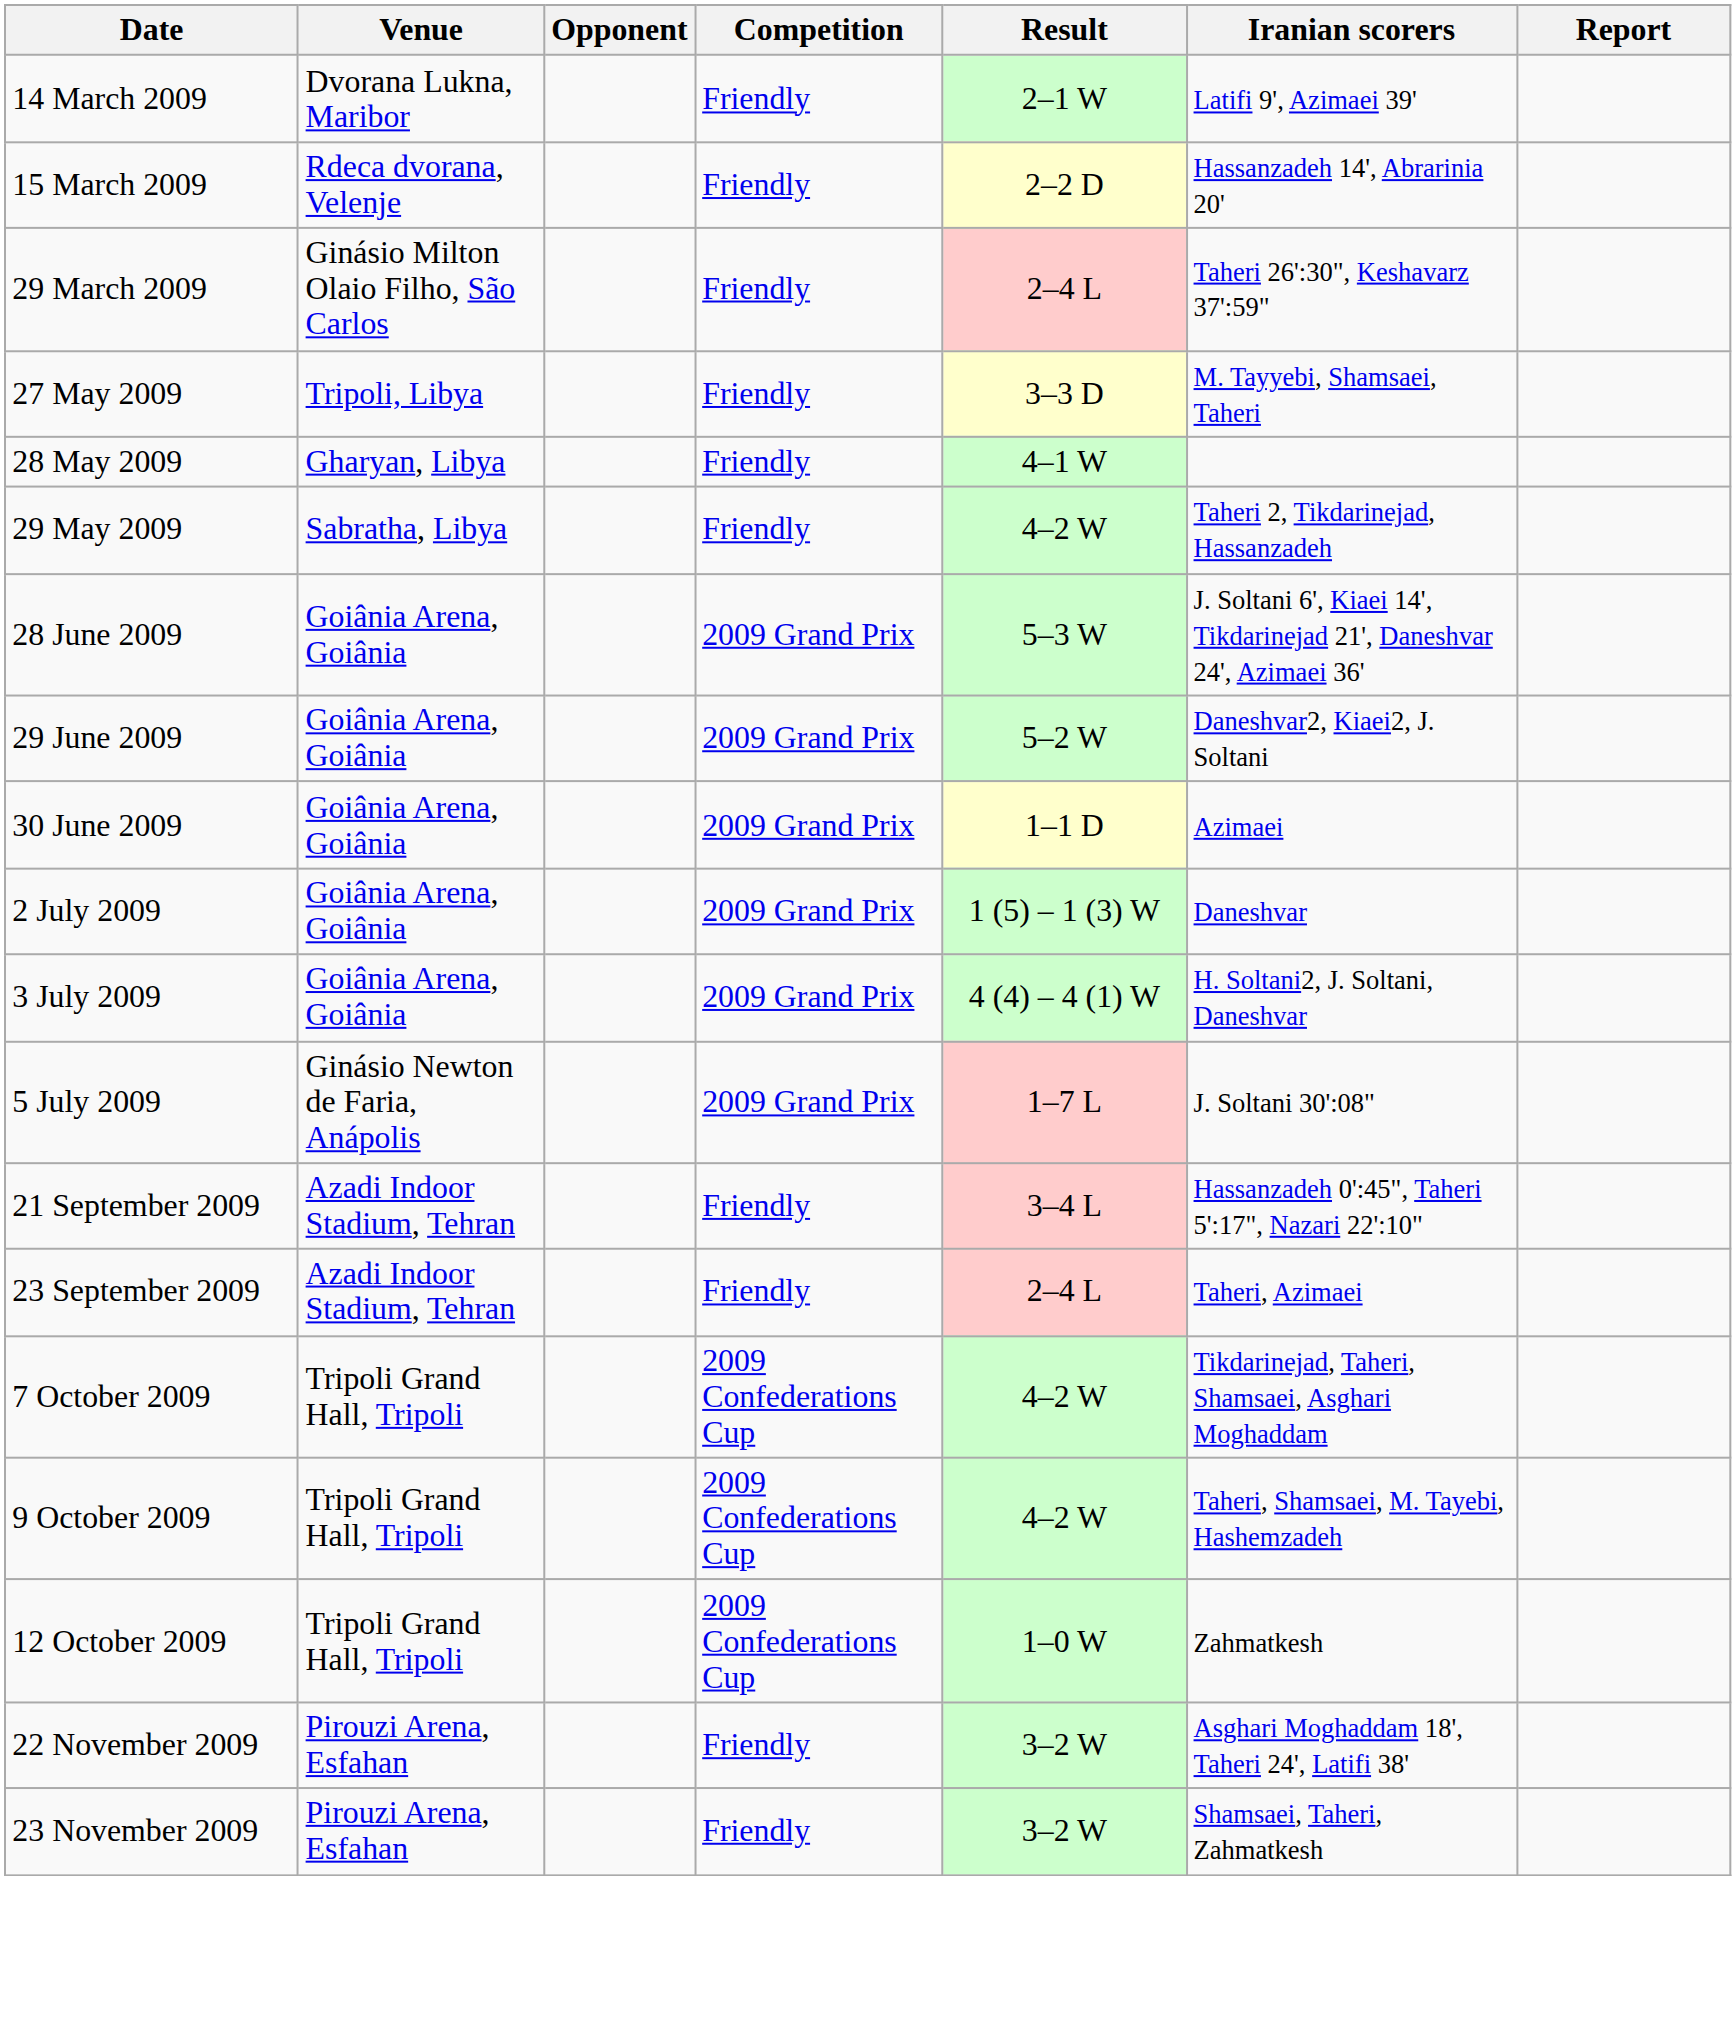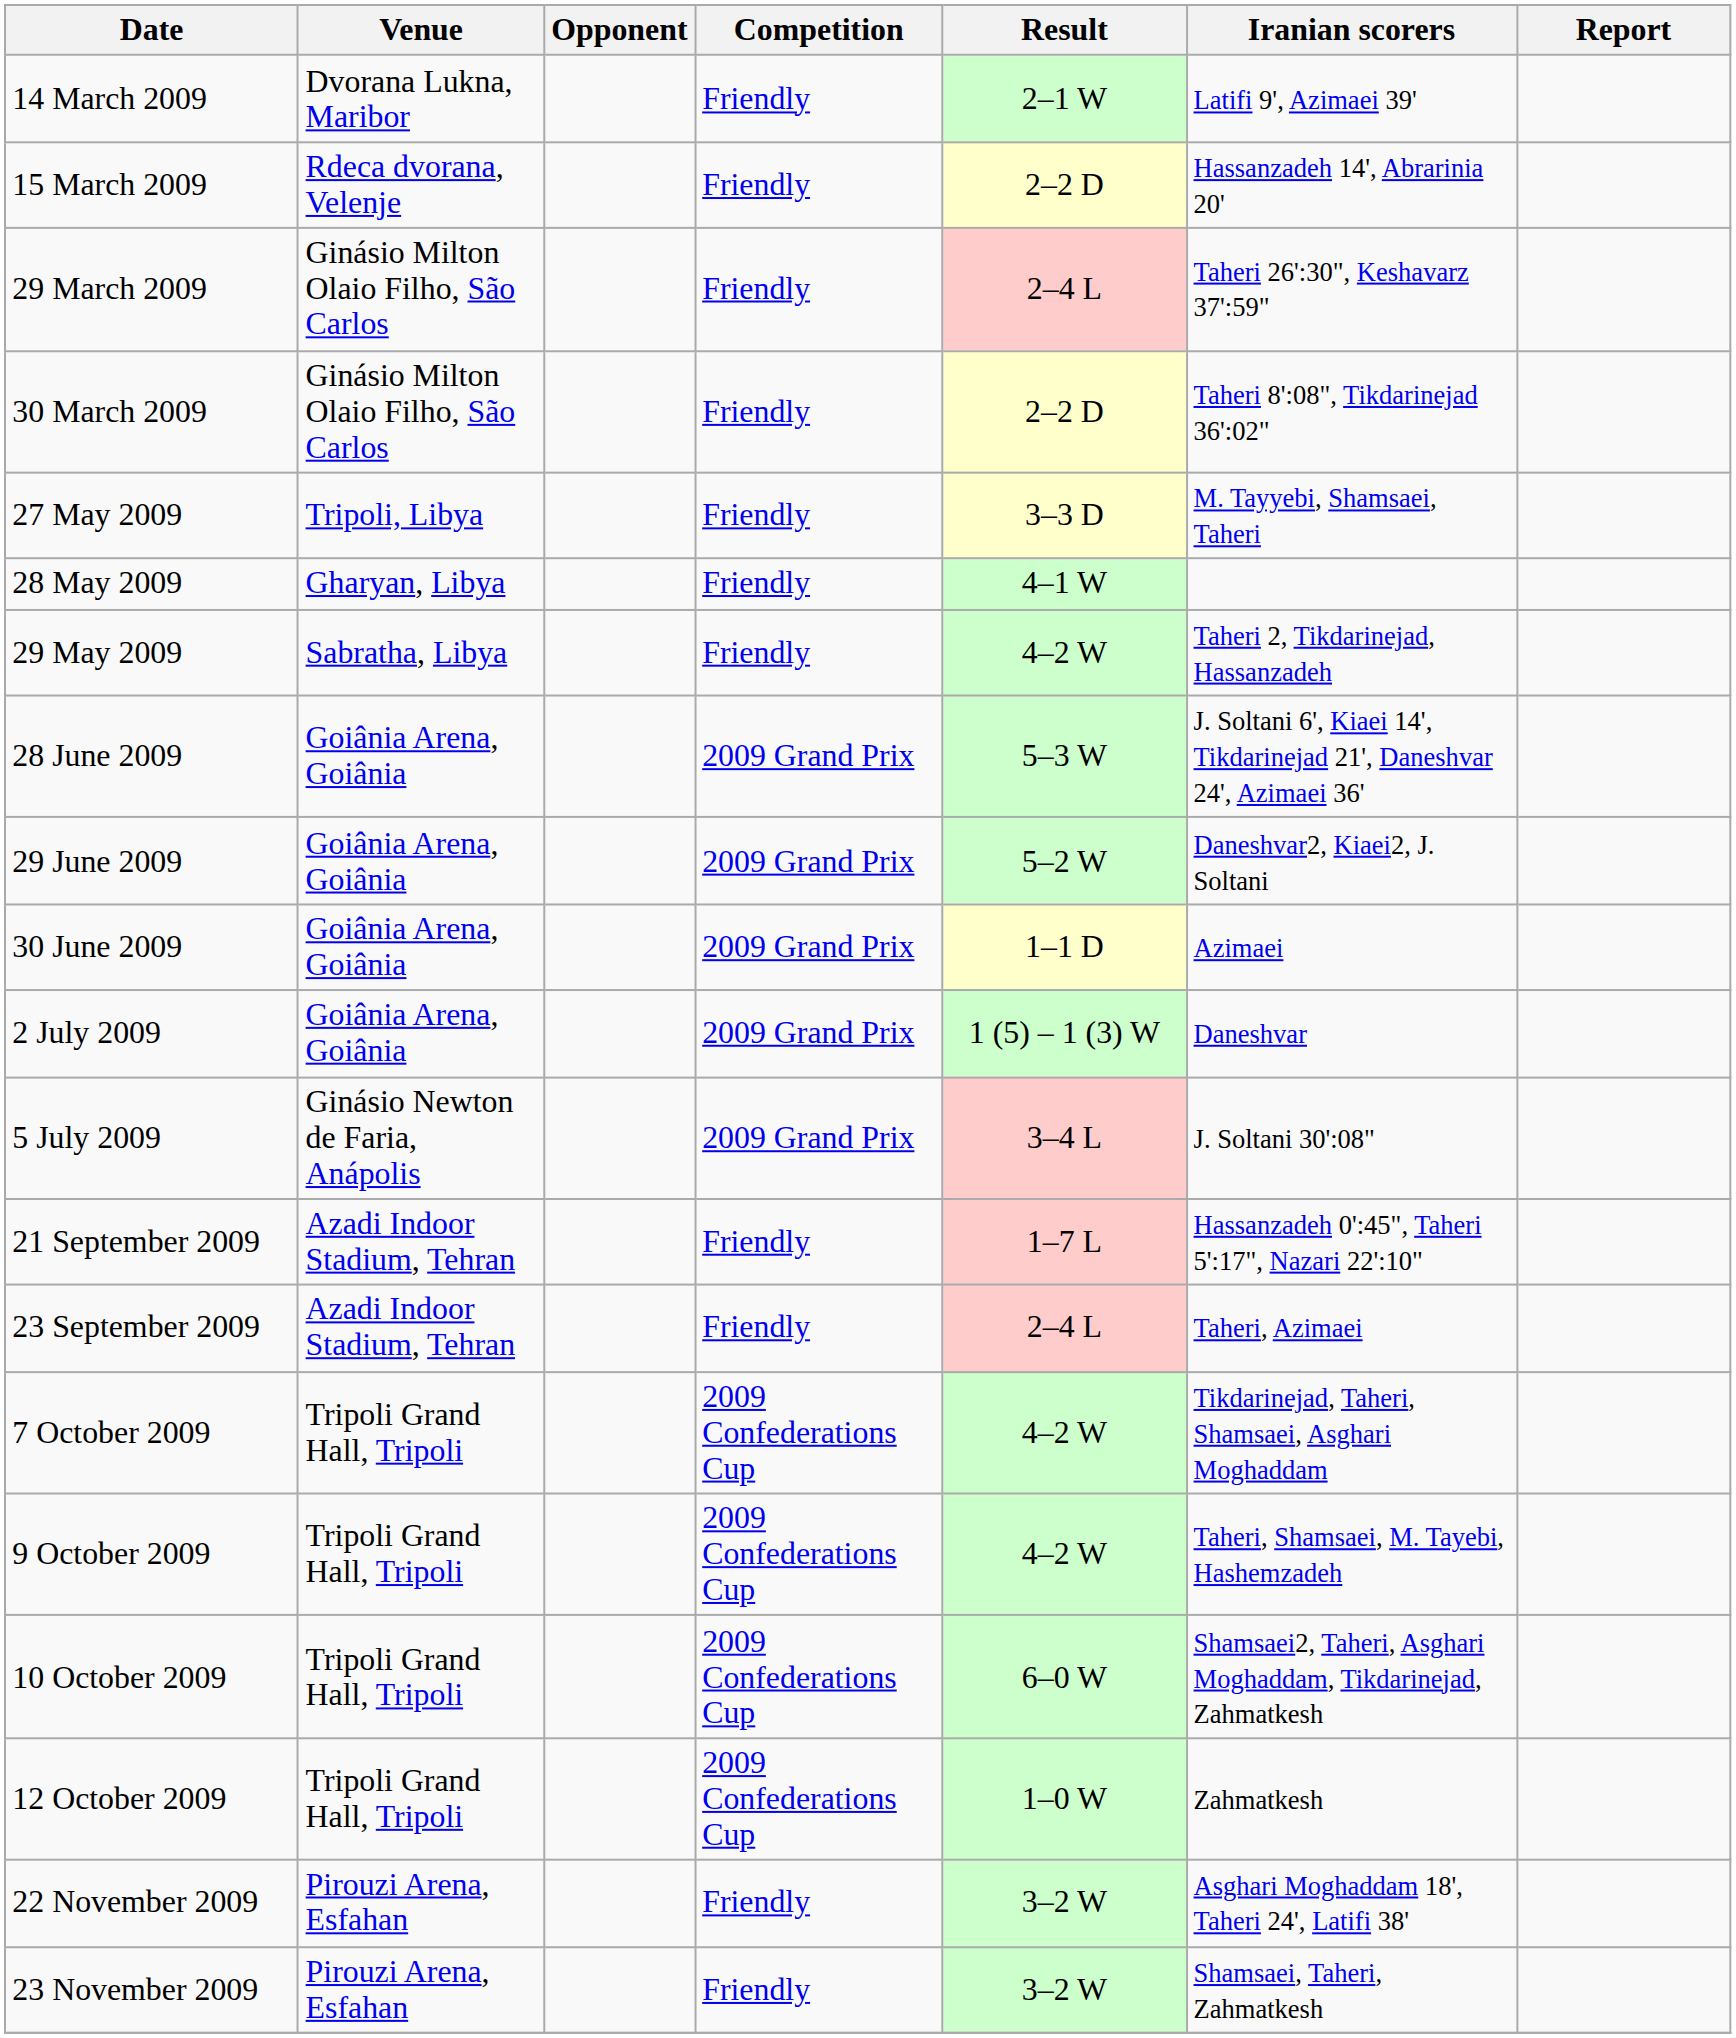+ row: (110, 410)
- row: (87, 997)
(1064, 1101) 1–7 L -> (1064, 1137) 3–4 L
(1064, 1205) 3–4 L -> (1064, 1241) 1–7 L
+ row: (119, 1676)
